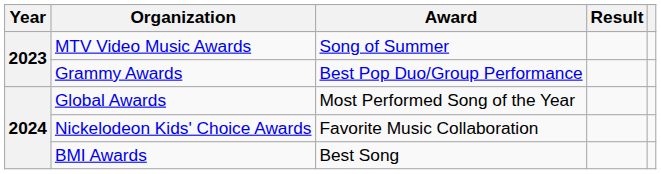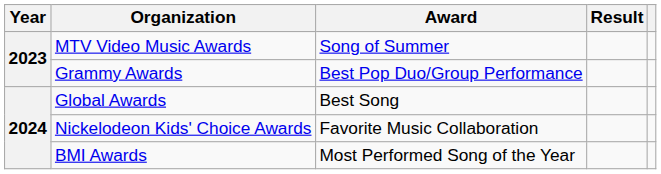(447, 100) Most Performed Song of the Year -> (359, 100) Best Song
(359, 155) Best Song -> (447, 155) Most Performed Song of the Year
